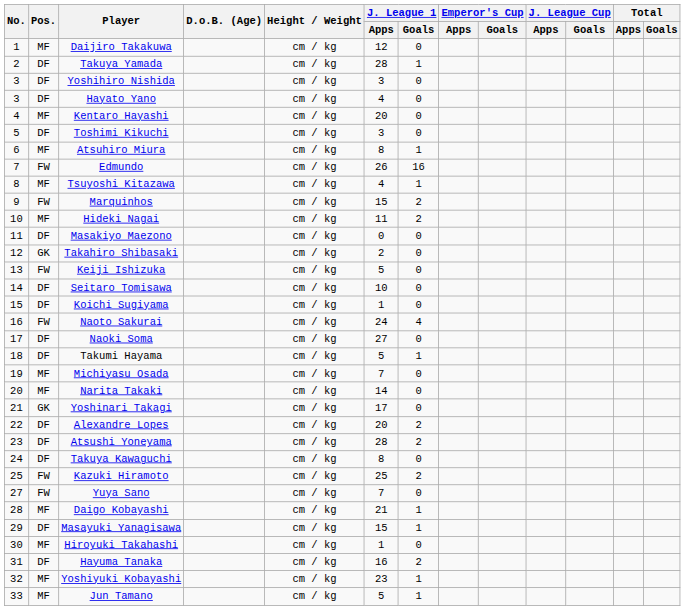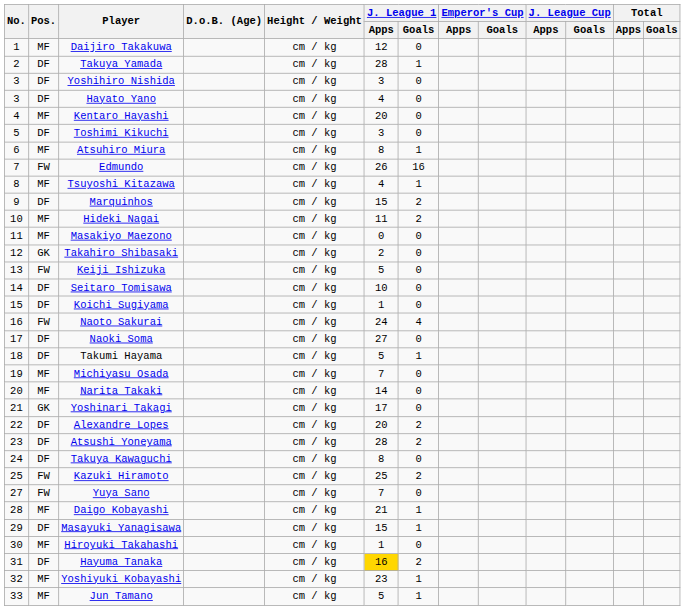(44, 202) FW -> (44, 202) DF
(44, 236) DF -> (44, 236) MF
(381, 562) no background -> (381, 562) gold background
